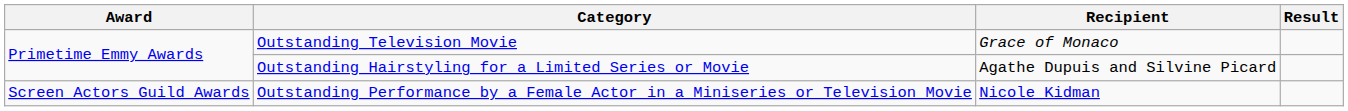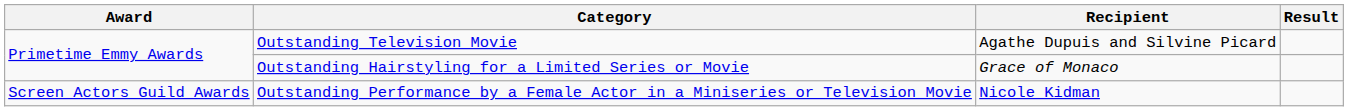(1049, 42) Grace of Monaco -> (1128, 42) Agathe Dupuis and Silvine Picard
(1128, 68) Agathe Dupuis and Silvine Picard -> (1049, 68) Grace of Monaco
